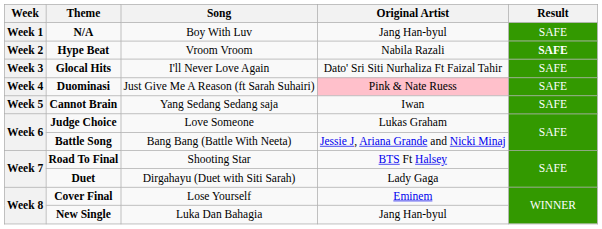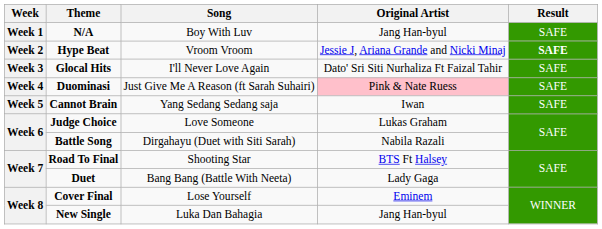(413, 50) Nabila Razali -> (413, 50) Jessie J, Ariana Grande and Nicki Minaj
(219, 141) Bang Bang (Battle With Neeta) -> (219, 141) Dirgahayu (Duet with Siti Sarah)
(413, 141) Jessie J, Ariana Grande and Nicki Minaj -> (413, 141) Nabila Razali
(219, 178) Dirgahayu (Duet with Siti Sarah) -> (219, 178) Bang Bang (Battle With Neeta)
